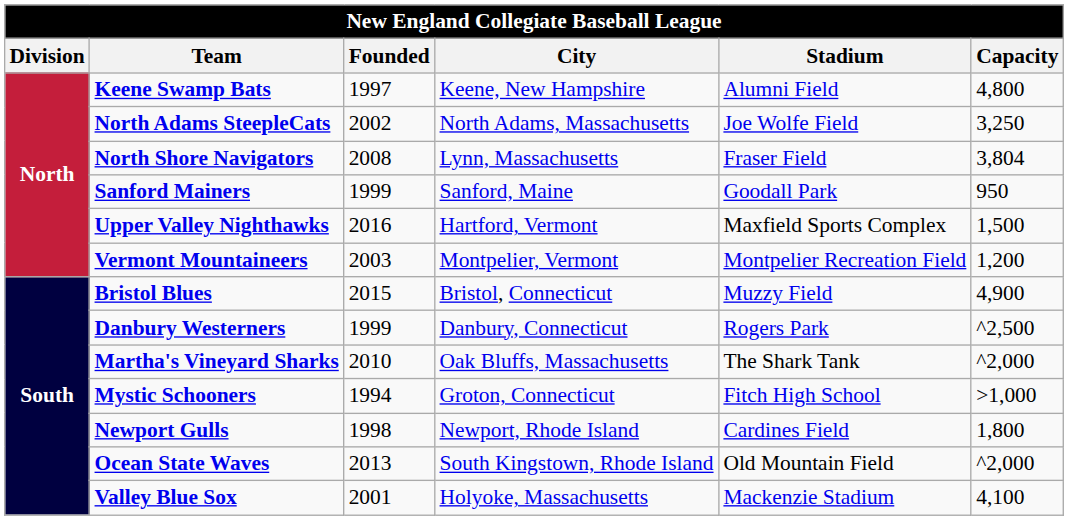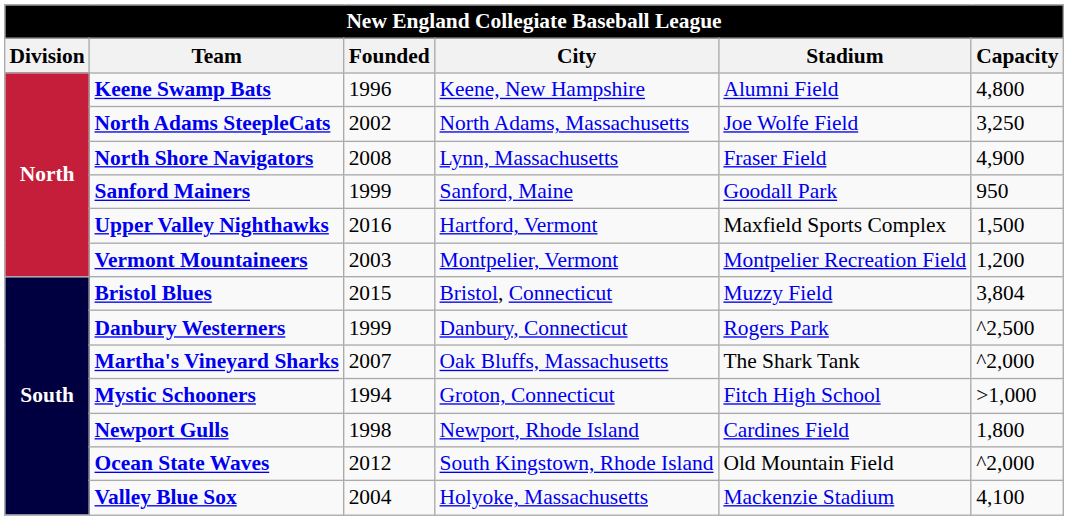(370, 89) 1997 -> (370, 89) 1996
(1000, 157) 3,804 -> (1000, 157) 4,900
(1000, 293) 4,900 -> (1000, 293) 3,804
(370, 361) 2010 -> (370, 361) 2007
(370, 463) 2013 -> (370, 463) 2012
(370, 497) 2001 -> (370, 497) 2004
